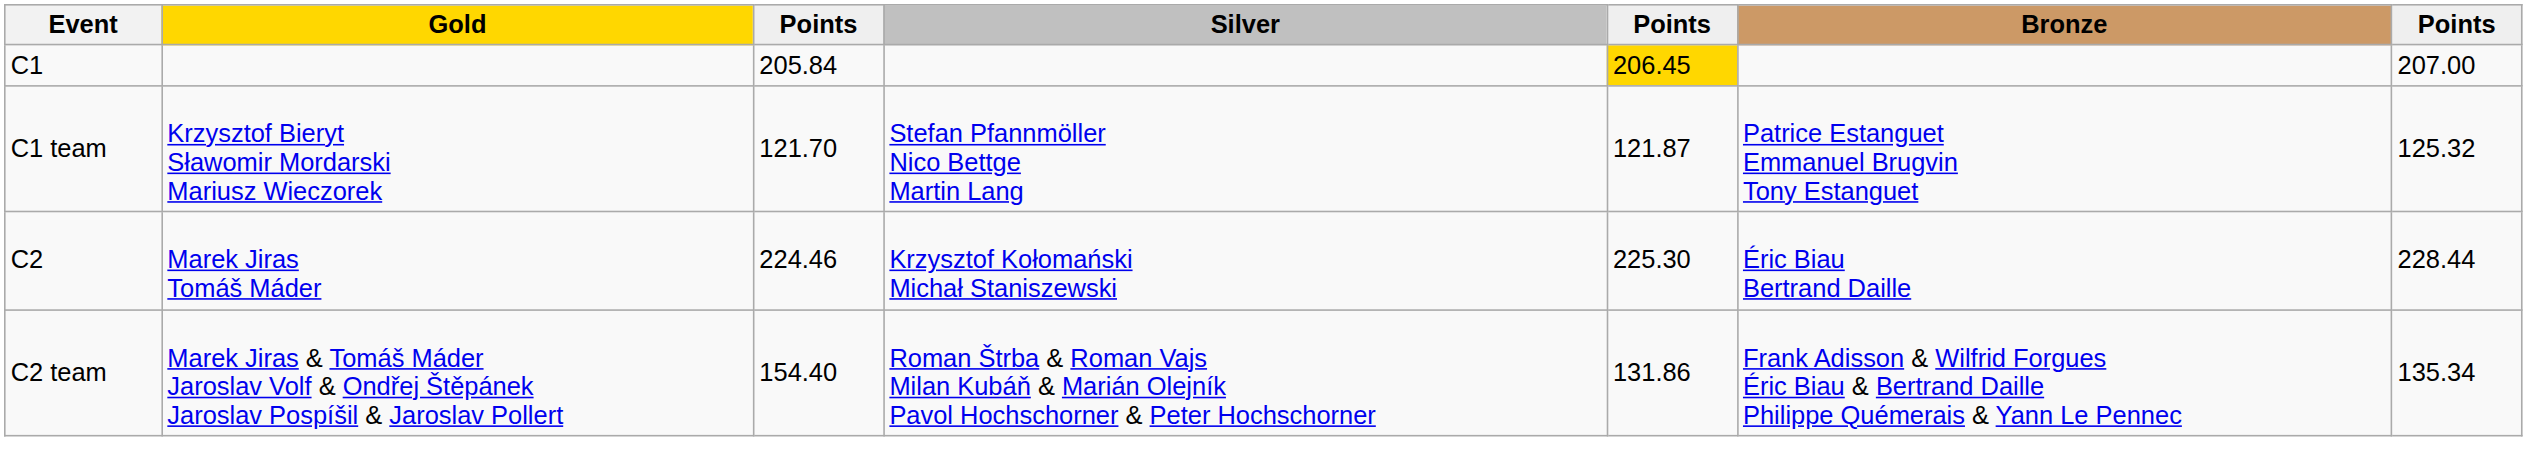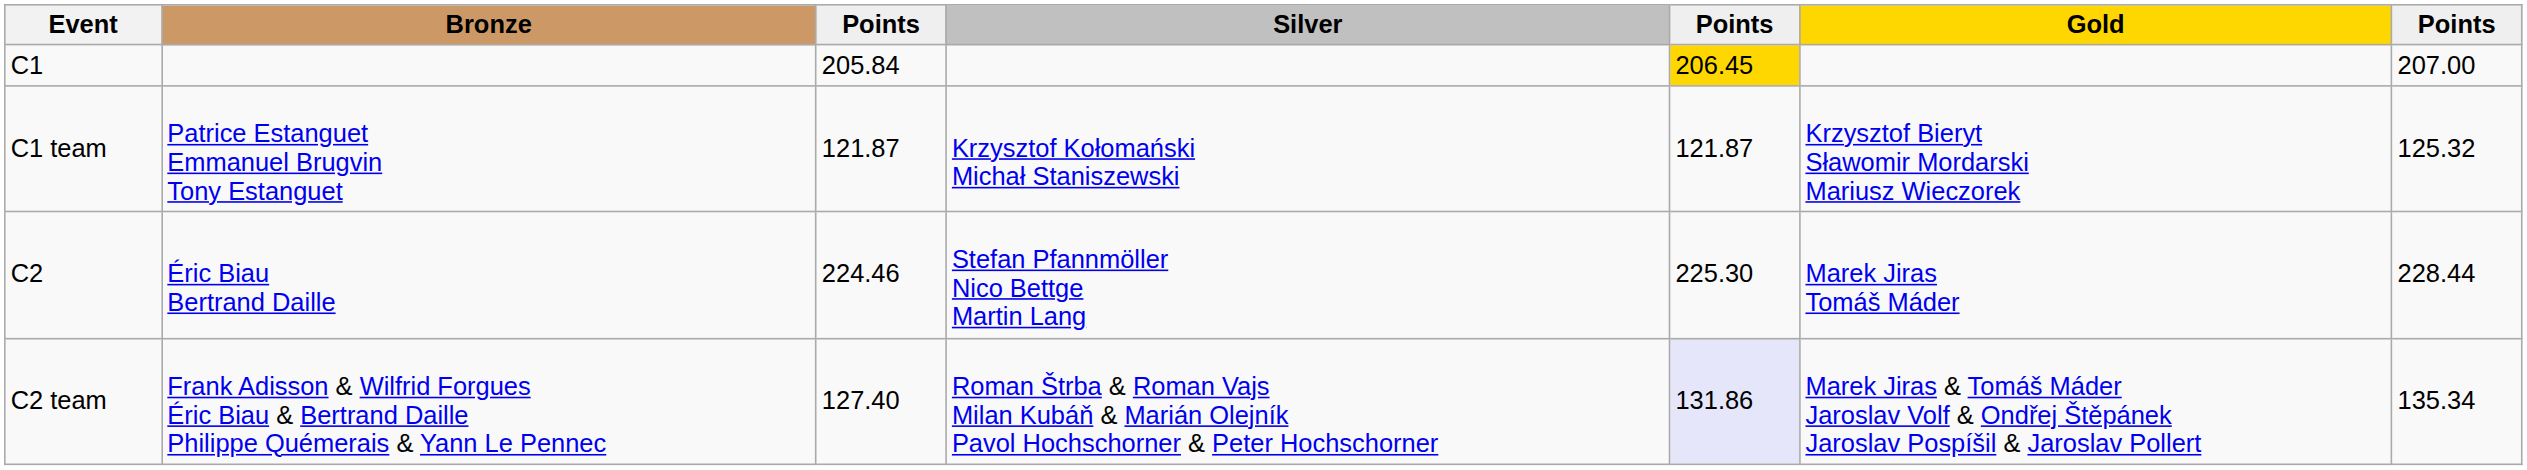columns swapped: (457, 24) <-> (2064, 24)
(798, 148) 121.70 -> (861, 148) 121.87
(998, 162) Stefan Pfannmöller Nico Bettge Martin Lang -> (1073, 162) Krzysztof Kołomański Michał Staniszewski
(1011, 274) Krzysztof Kołomański Michał Staniszewski -> (1060, 288) Stefan Pfannmöller Nico Bettge Martin Lang
(798, 372) 154.40 -> (861, 400) 127.40
(1652, 372) no background -> (1714, 400) lavender background
